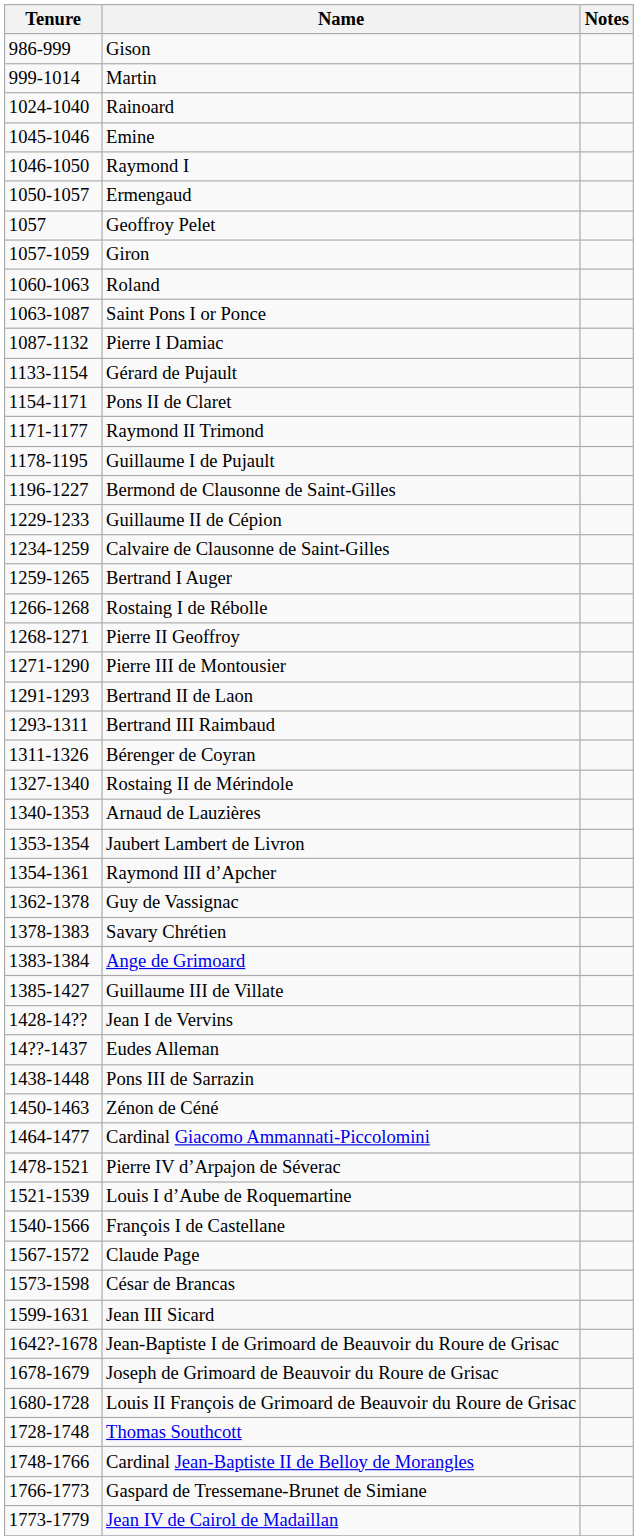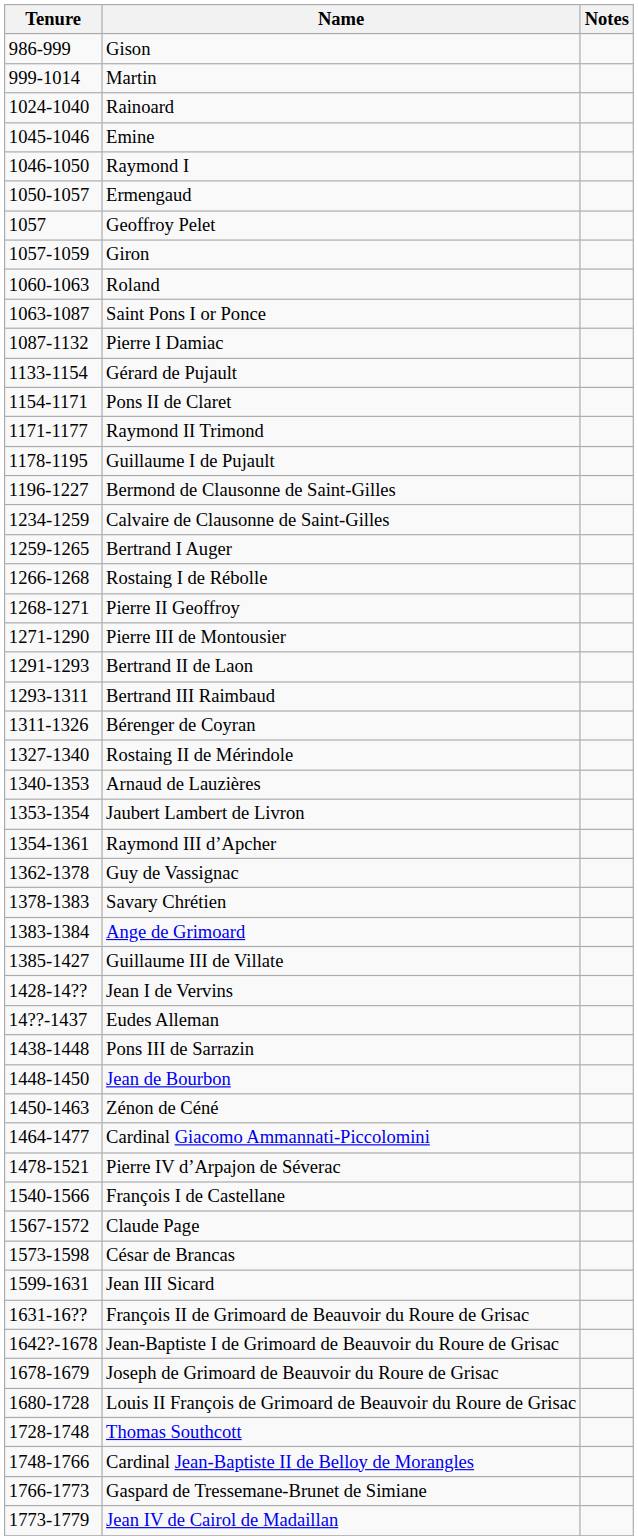- row: (194, 519)
+ row: (168, 1078)
- row: (229, 1196)
+ row: (318, 1314)
